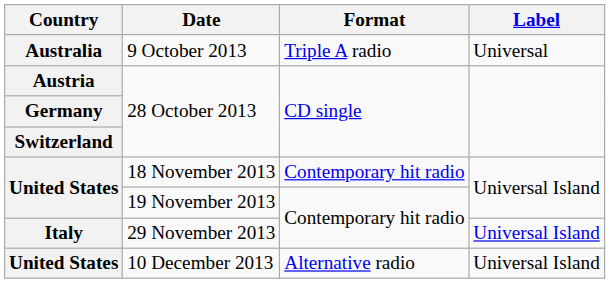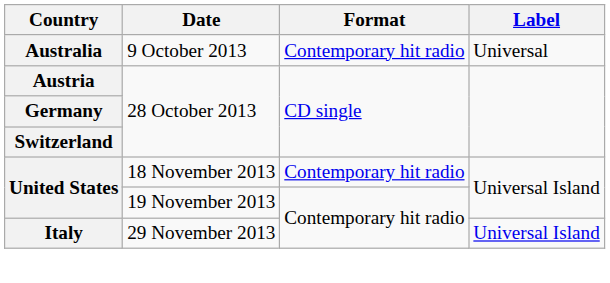(338, 50) Triple A radio -> (374, 50) Contemporary hit radio
- row: (64, 263)
